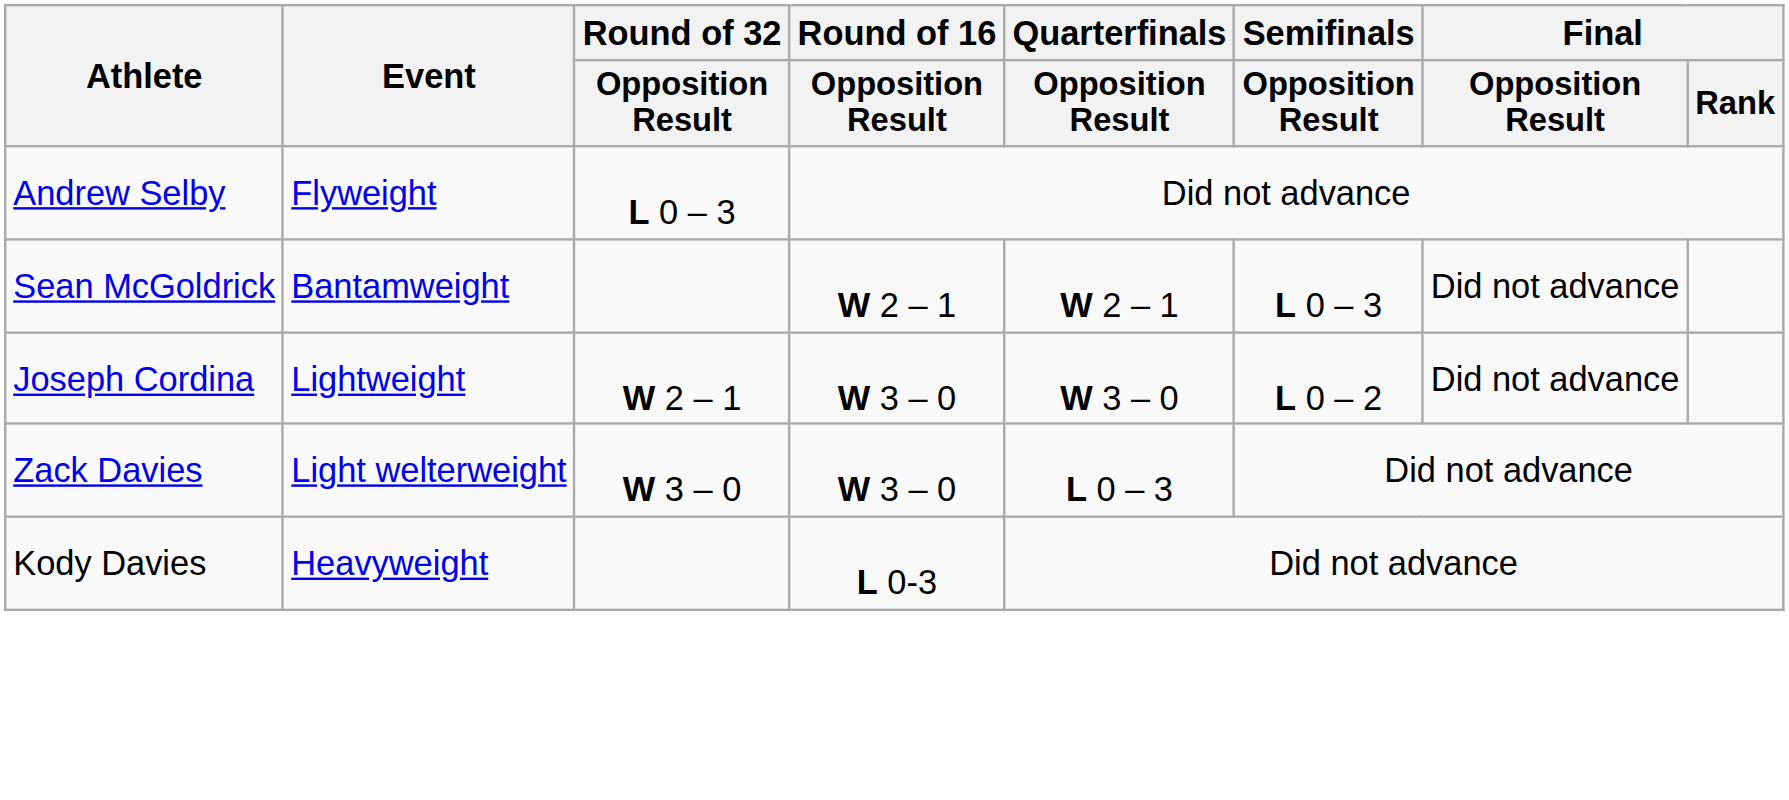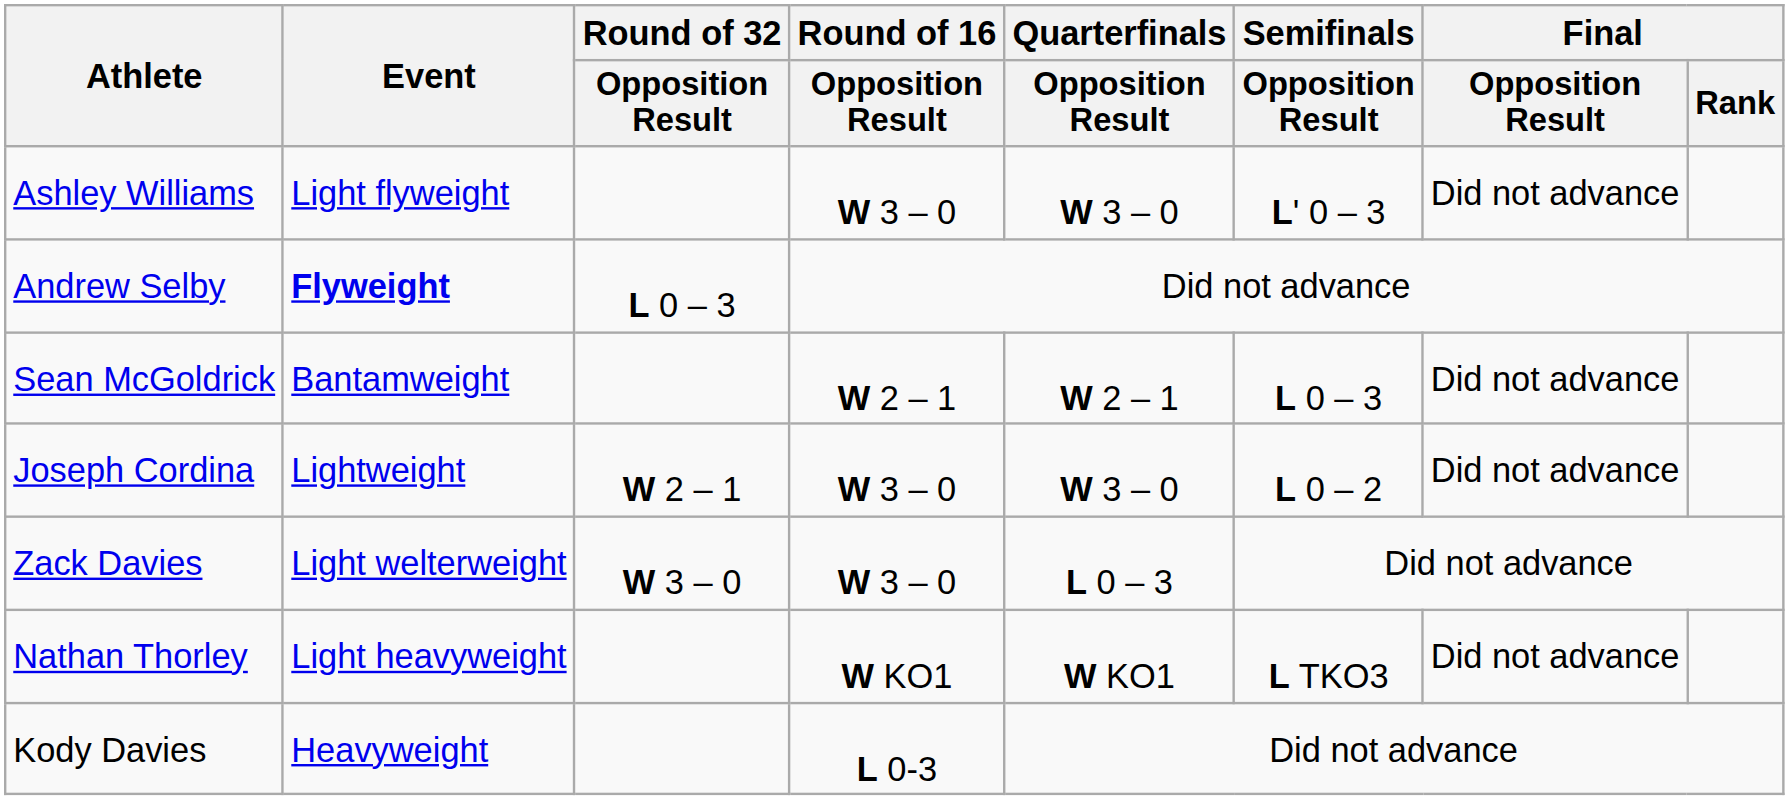+ row: (134, 193)
(364, 193) normal -> (371, 286) bold
+ row: (131, 656)
